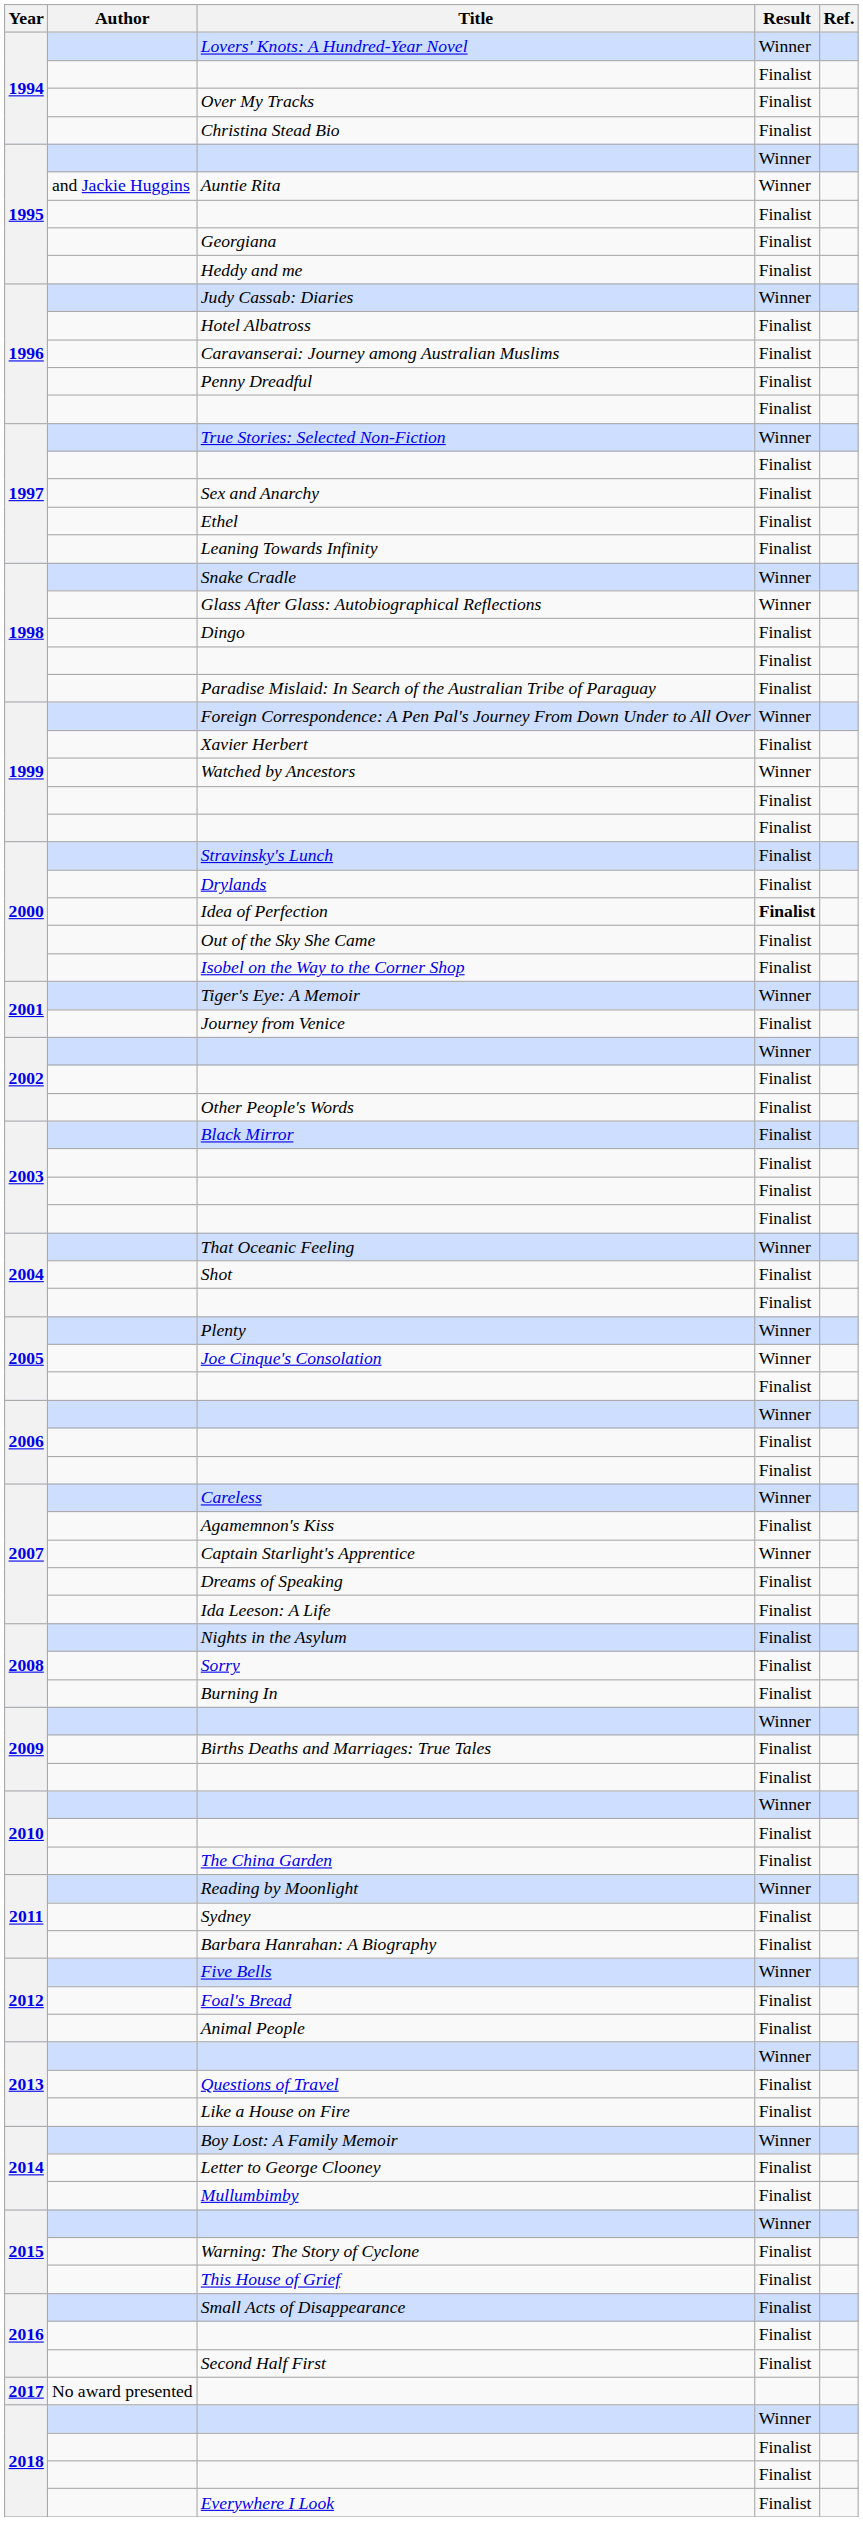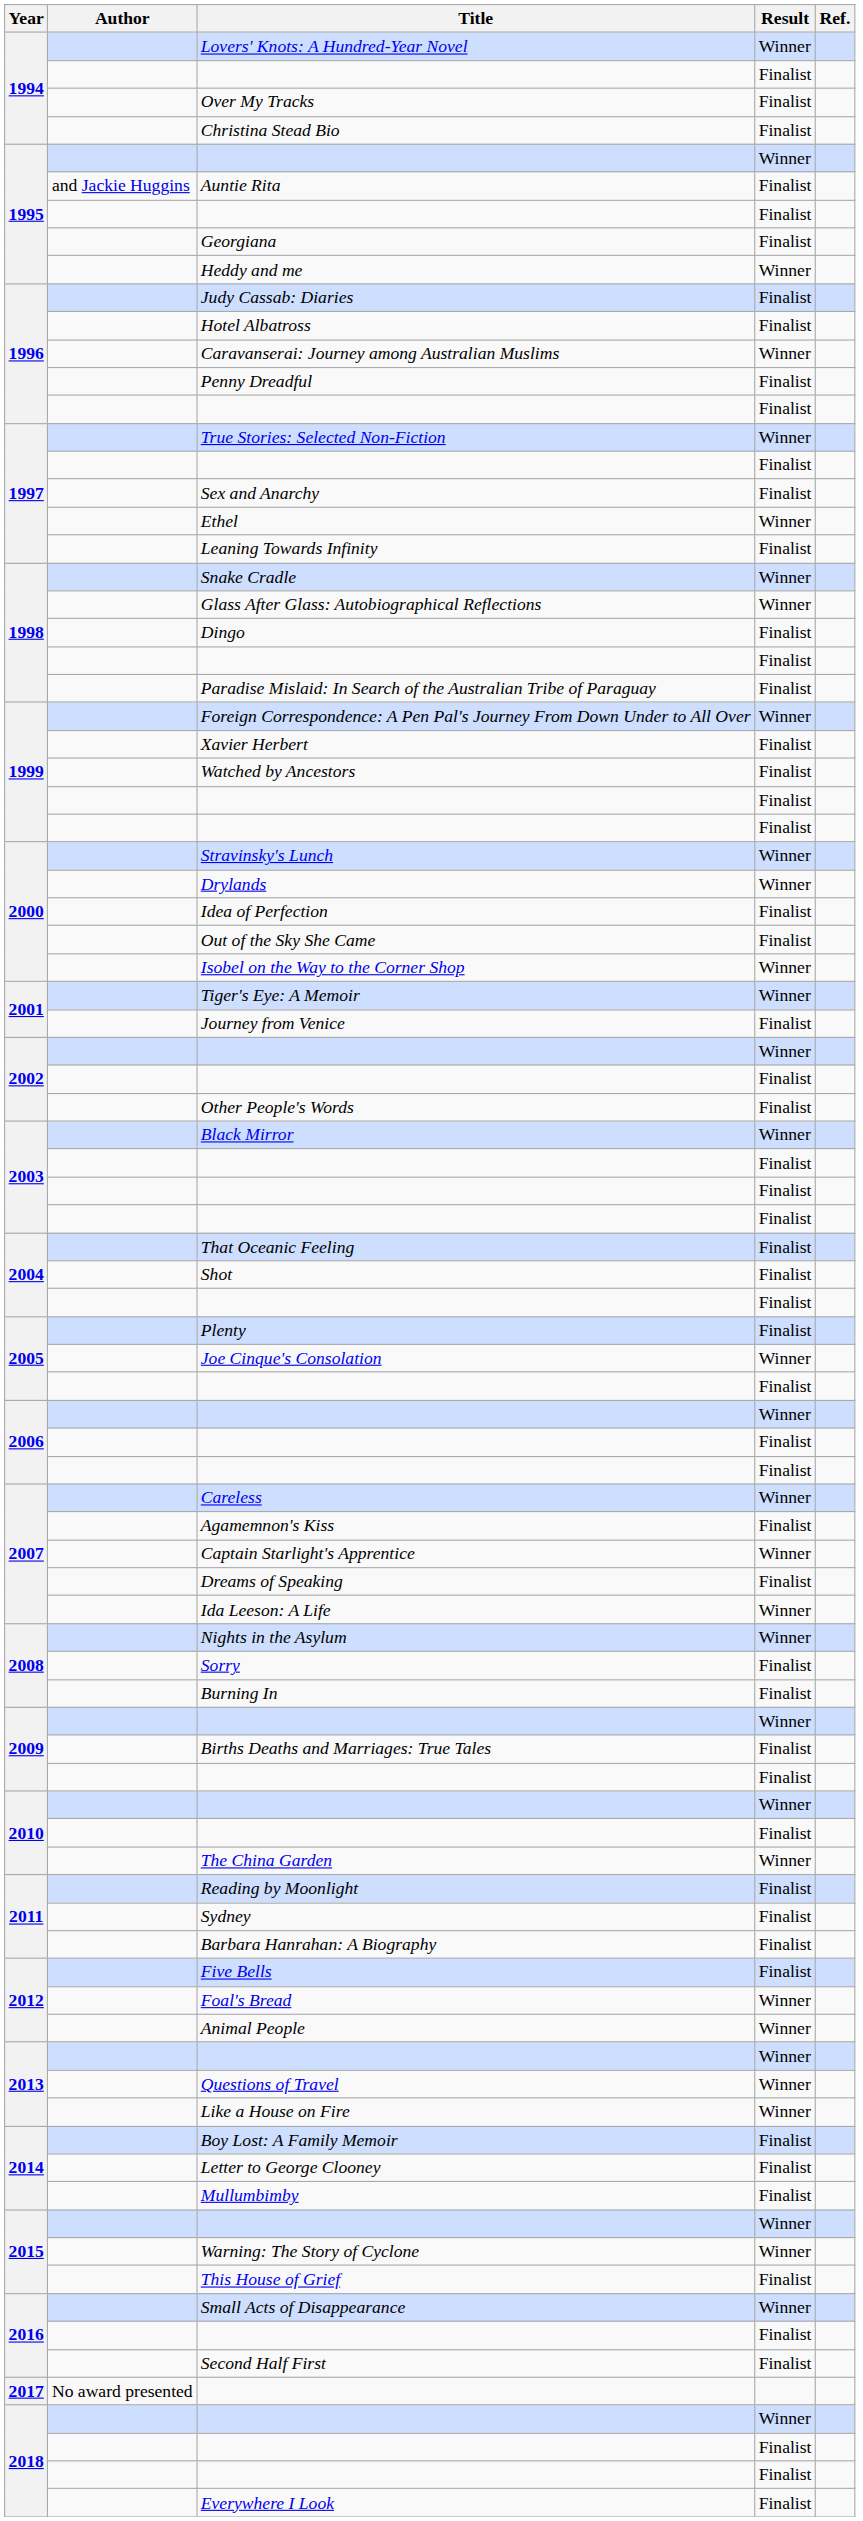(785, 185) Winner -> (785, 185) Finalist
(785, 269) Finalist -> (785, 269) Winner
(785, 297) Winner -> (785, 297) Finalist
(785, 353) Finalist -> (785, 353) Winner
(785, 520) Finalist -> (785, 520) Winner
(785, 772) Winner -> (785, 772) Finalist
(785, 855) Finalist -> (785, 855) Winner
(785, 883) Finalist -> (785, 883) Winner
(787, 911) bold -> (785, 911) normal
(785, 967) Finalist -> (785, 967) Winner
(785, 1134) Finalist -> (785, 1134) Winner
(785, 1246) Winner -> (785, 1246) Finalist
(785, 1330) Winner -> (785, 1330) Finalist
(785, 1609) Finalist -> (785, 1609) Winner
(785, 1637) Finalist -> (785, 1637) Winner
(785, 1860) Finalist -> (785, 1860) Winner
(785, 1888) Winner -> (785, 1888) Finalist
(785, 1972) Winner -> (785, 1972) Finalist
(785, 2000) Finalist -> (785, 2000) Winner
(785, 2028) Finalist -> (785, 2028) Winner
(785, 2083) Finalist -> (785, 2083) Winner
(785, 2111) Finalist -> (785, 2111) Winner
(785, 2139) Winner -> (785, 2139) Finalist
(785, 2251) Finalist -> (785, 2251) Winner
(785, 2307) Finalist -> (785, 2307) Winner
